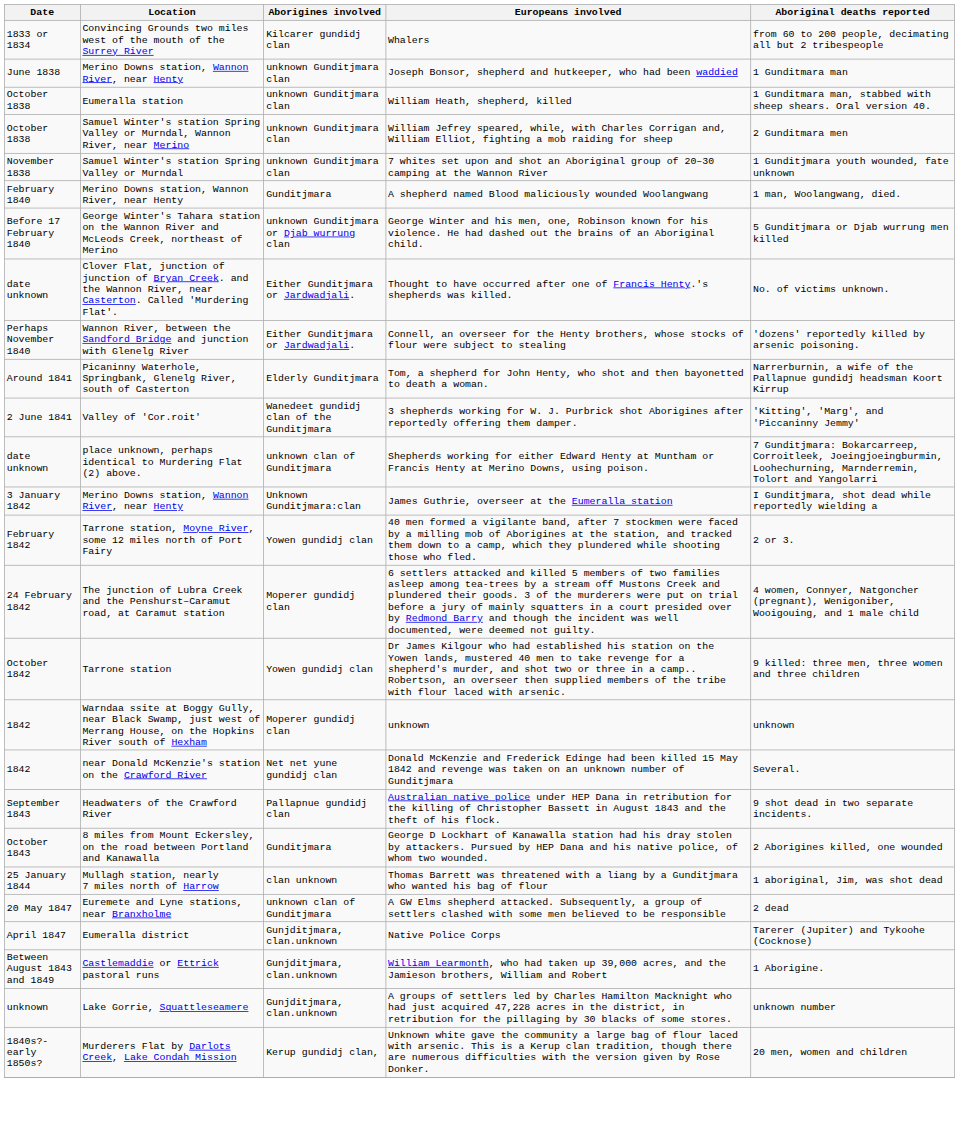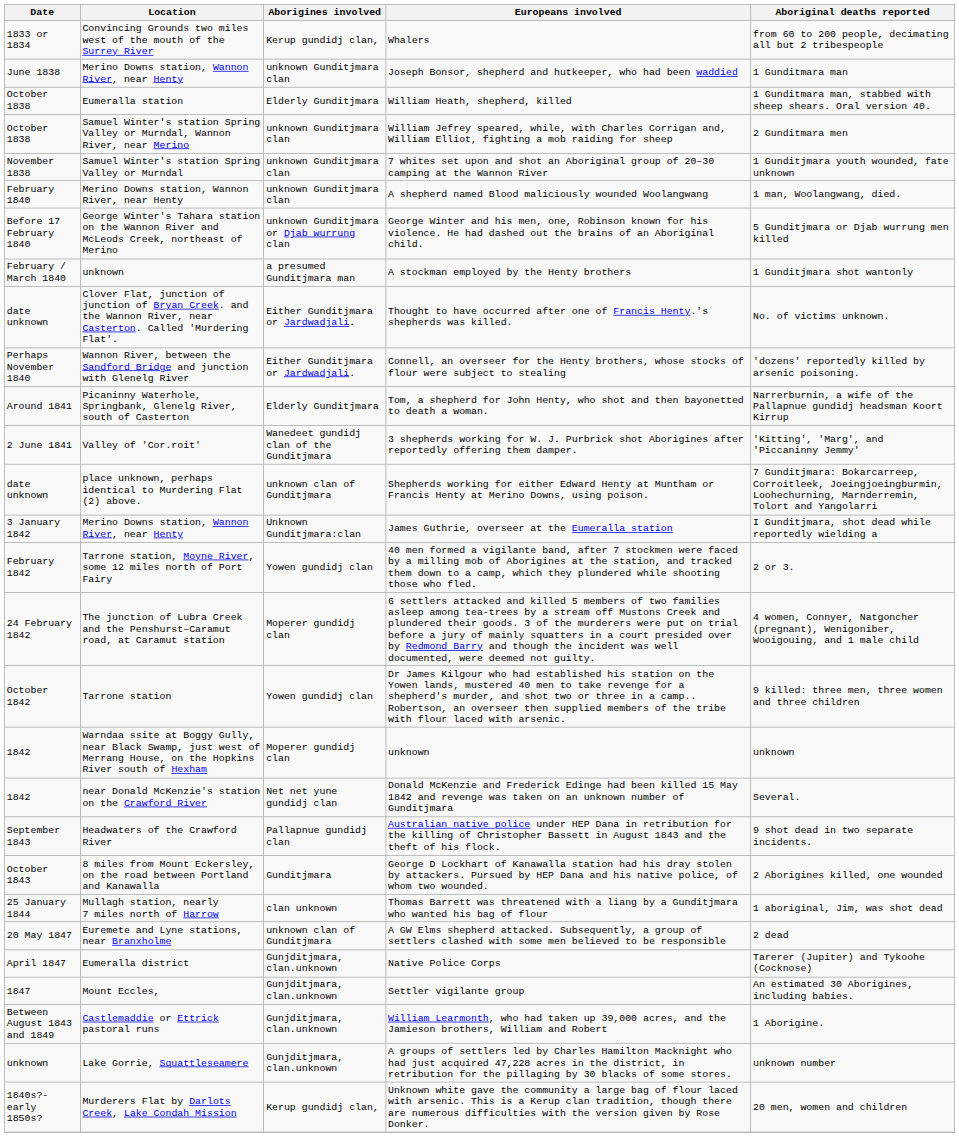(314, 40) Kilcarer gundidj clan -> (322, 40) Kerup gundidj clan,
(322, 101) unknown Gunditjmara clan -> (322, 101) Elderly Gunditjmara
(299, 195) Gunditjmara -> (322, 195) unknown Gunditjmara clan
+ row: (510, 272)
+ row: (456, 991)
